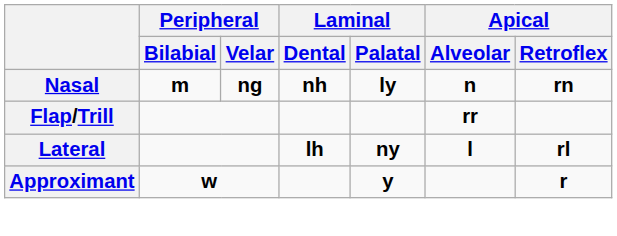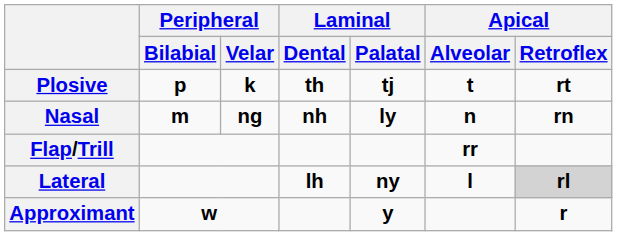+ row: (72, 85)
(564, 149) no background -> (564, 181) lightgrey background
